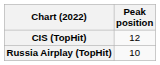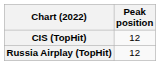(135, 53) 10 -> (135, 53) 12
